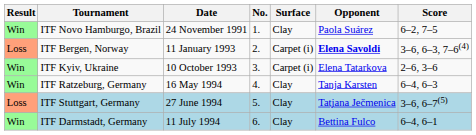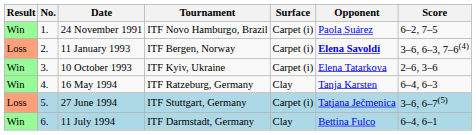columns swapped: (260, 12) <-> (101, 12)
(283, 29) Clay -> (293, 29) Carpet (i)
(283, 102) Clay -> (293, 102) Carpet (i)
